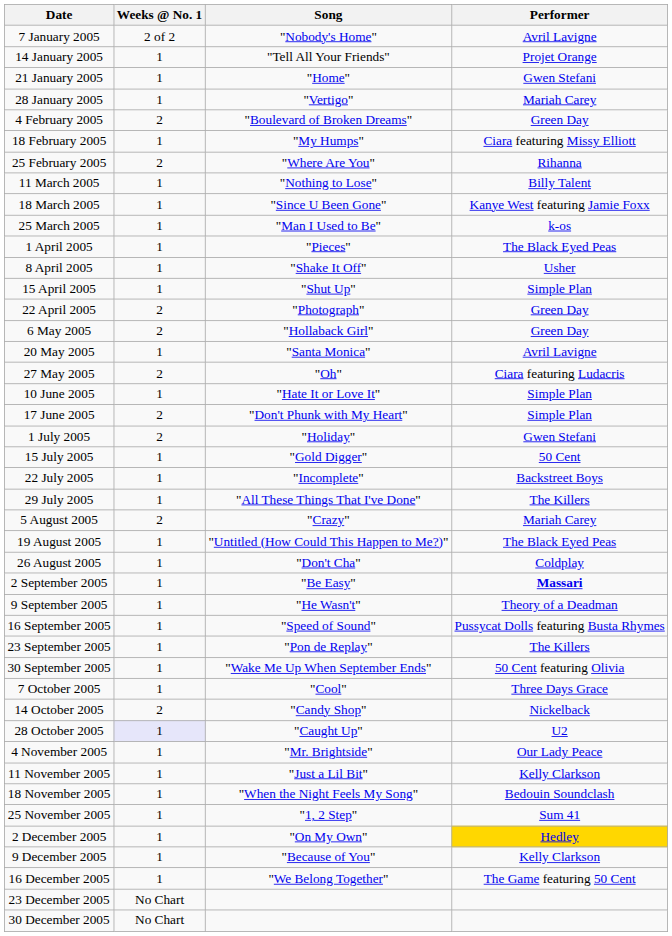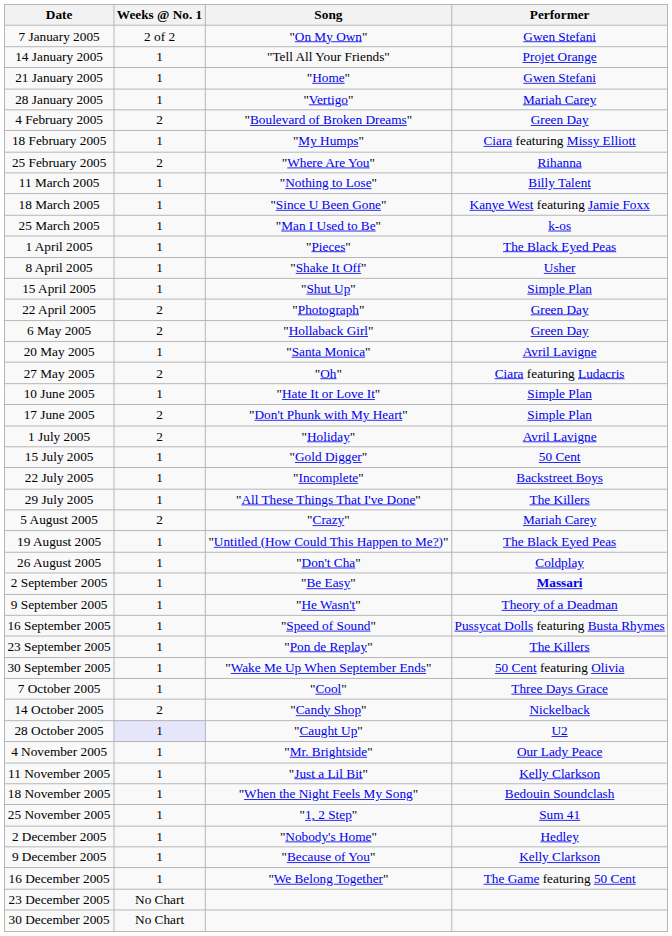(328, 36) "Nobody's Home" -> (328, 36) "On My Own"
(560, 36) Avril Lavigne -> (560, 36) Gwen Stefani
(560, 436) Gwen Stefani -> (560, 436) Avril Lavigne
(328, 836) "On My Own" -> (328, 836) "Nobody's Home"
(560, 836) gold background -> (560, 836) no background
